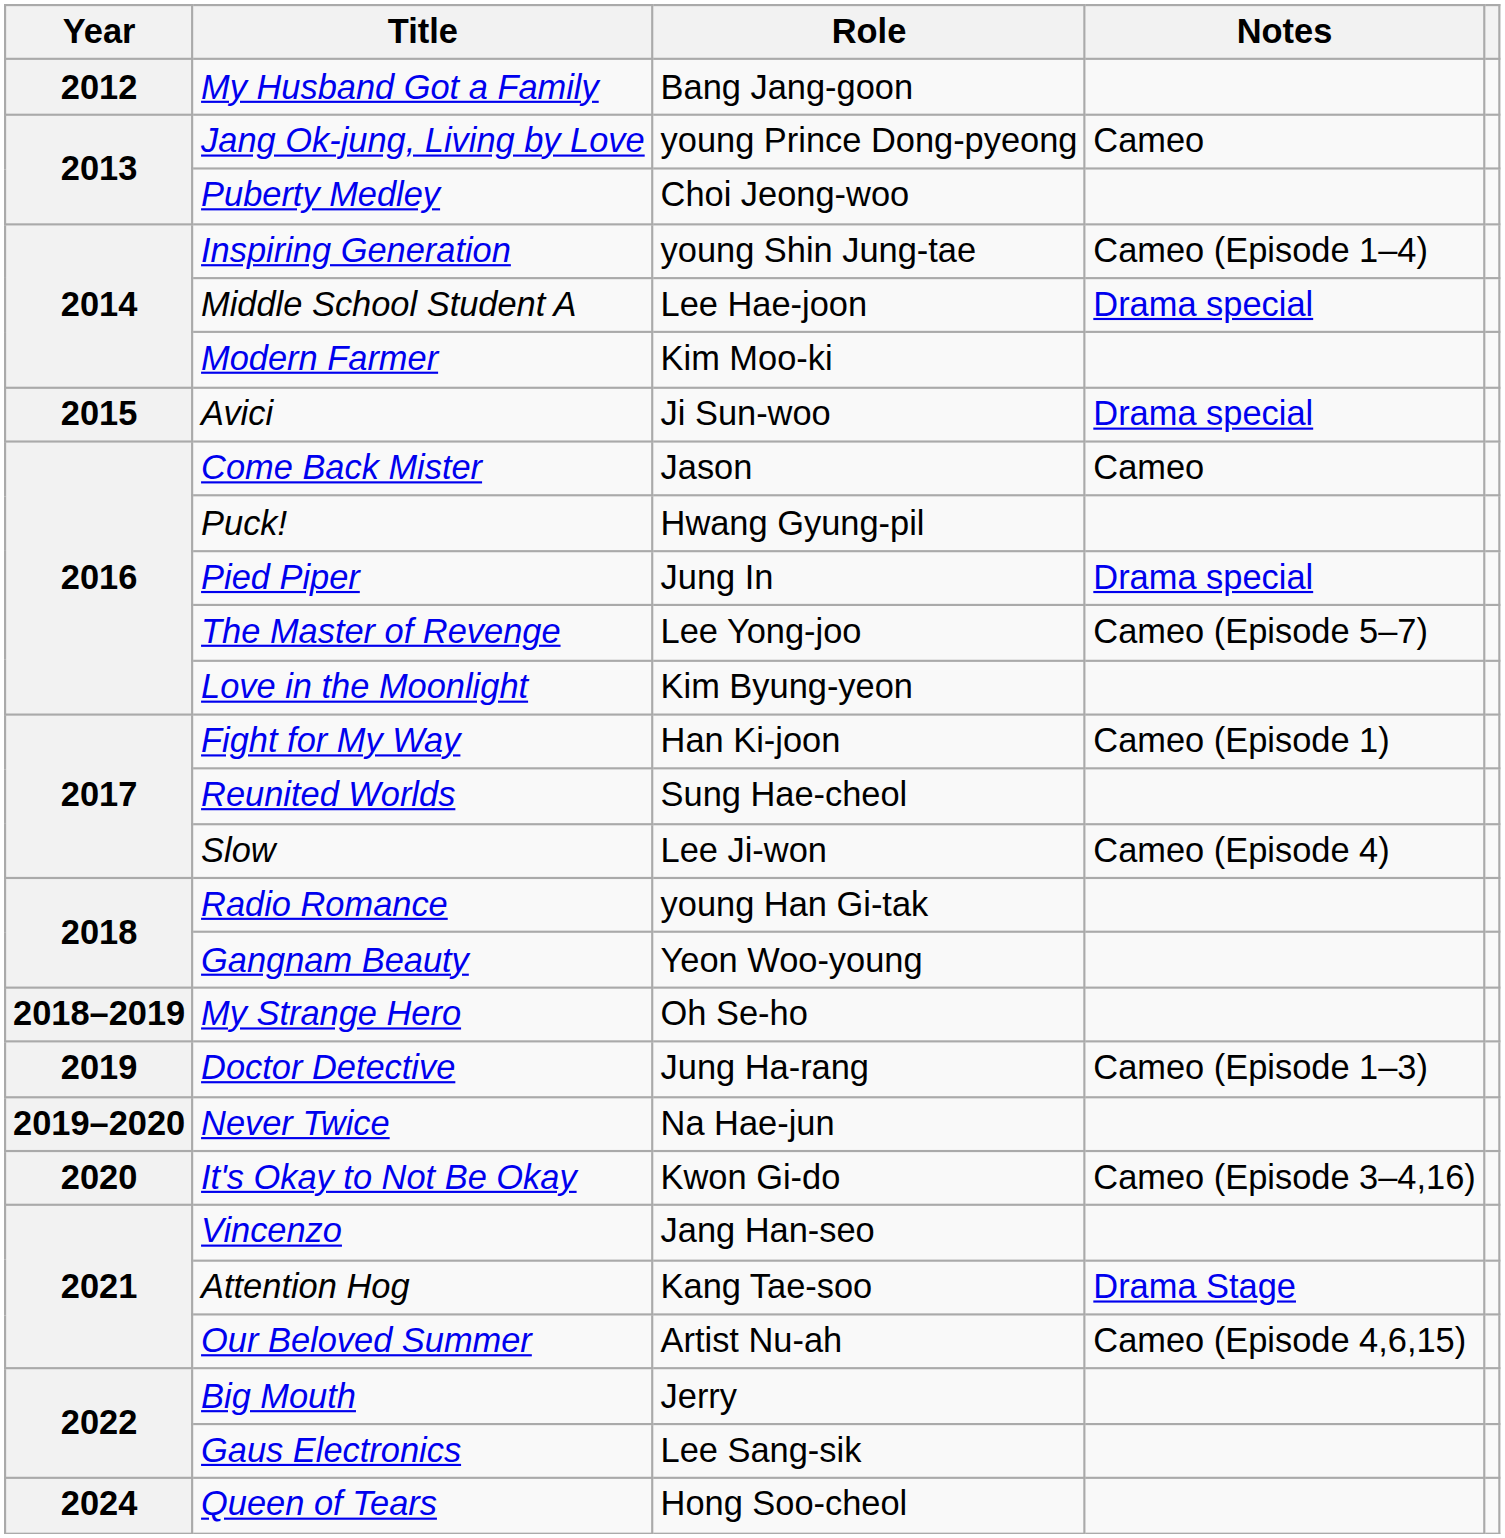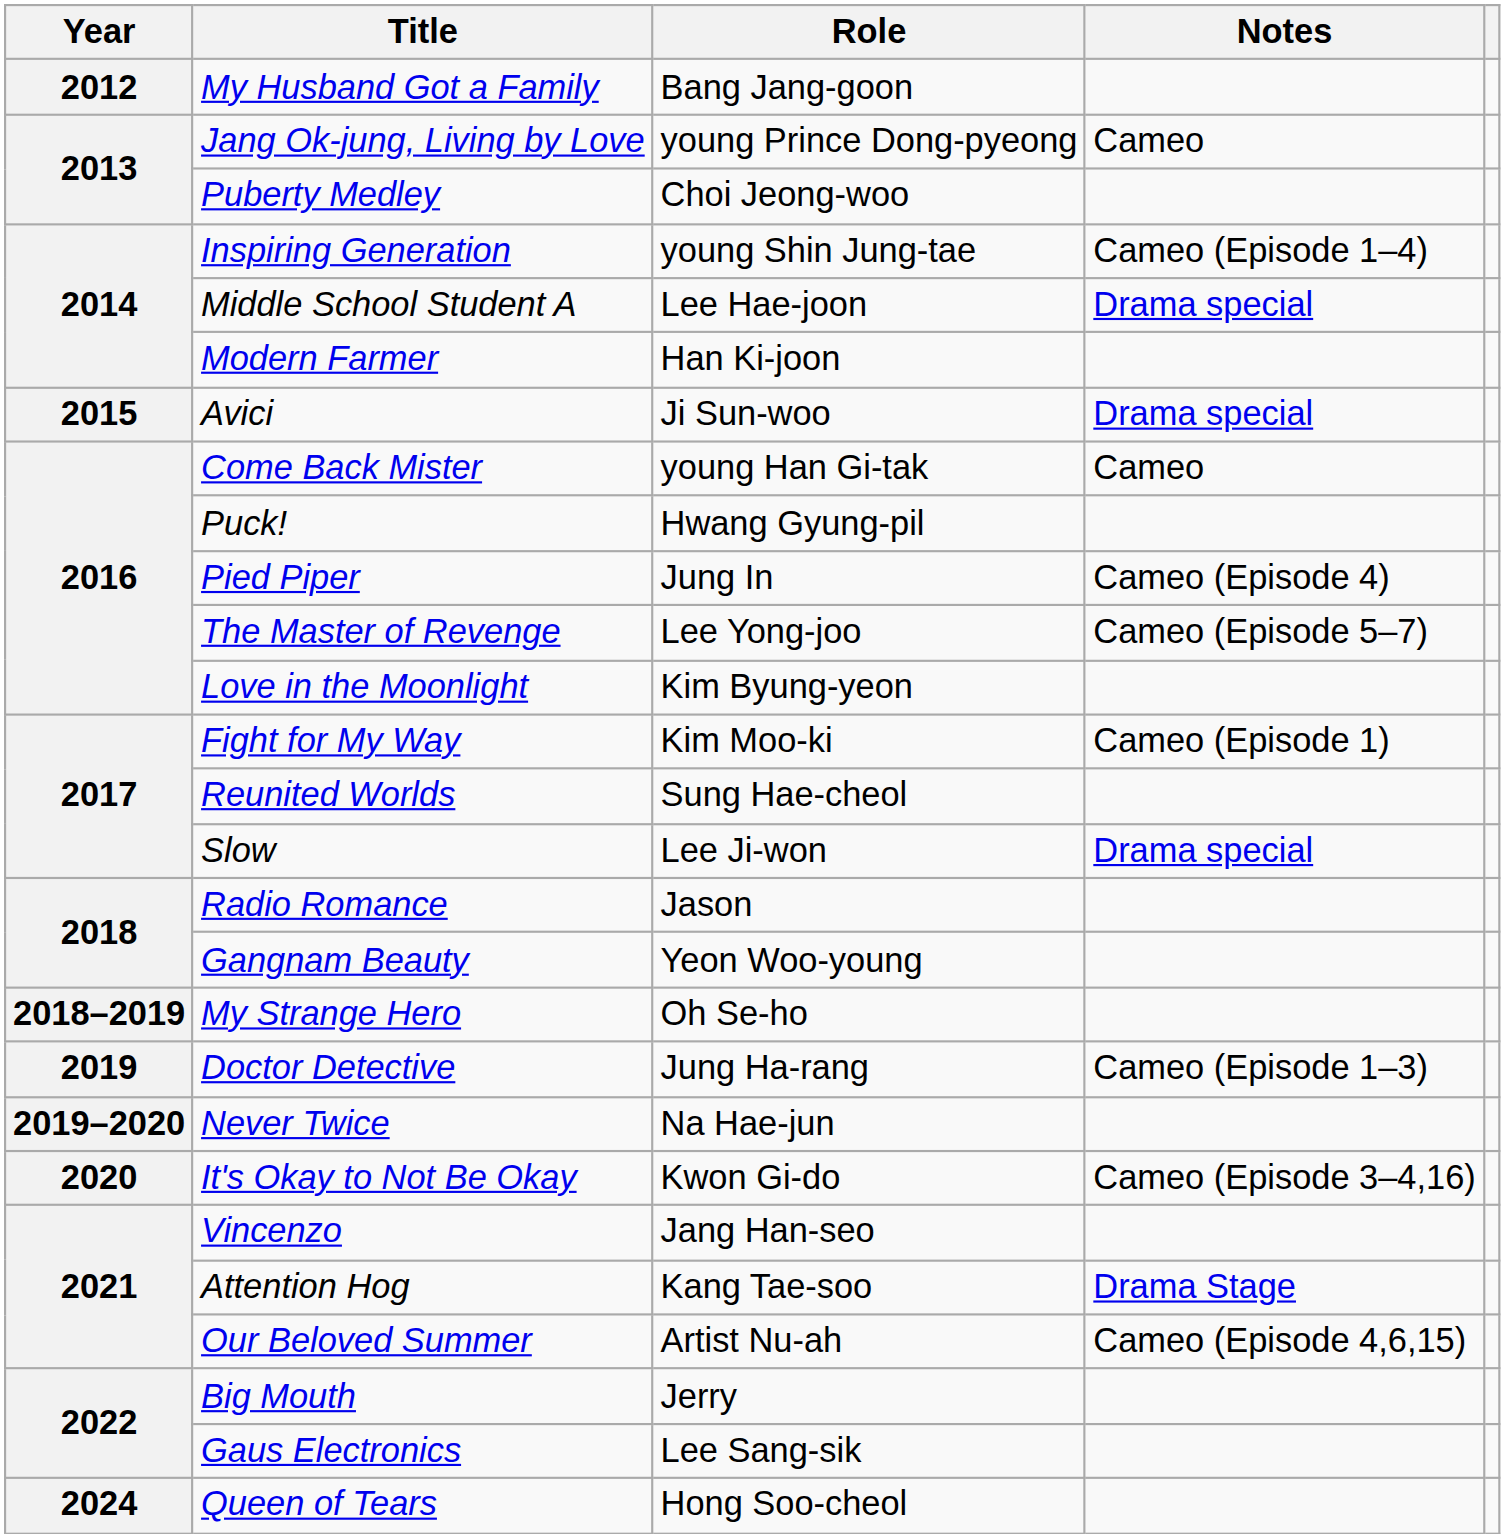(747, 359) Kim Moo-ki -> (750, 359) Han Ki-joon
(706, 468) Jason -> (794, 468) young Han Gi-tak
(1203, 577) Drama special -> (1241, 577) Cameo (Episode 4)
(750, 741) Han Ki-joon -> (747, 741) Kim Moo-ki
(1241, 850) Cameo (Episode 4) -> (1203, 850) Drama special
(794, 904) young Han Gi-tak -> (706, 904) Jason
